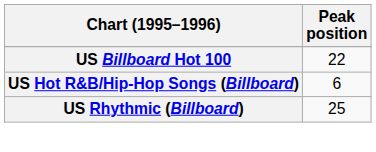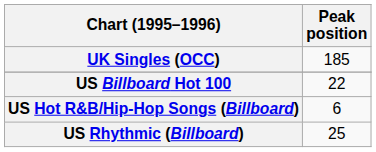+ row: (154, 59)
